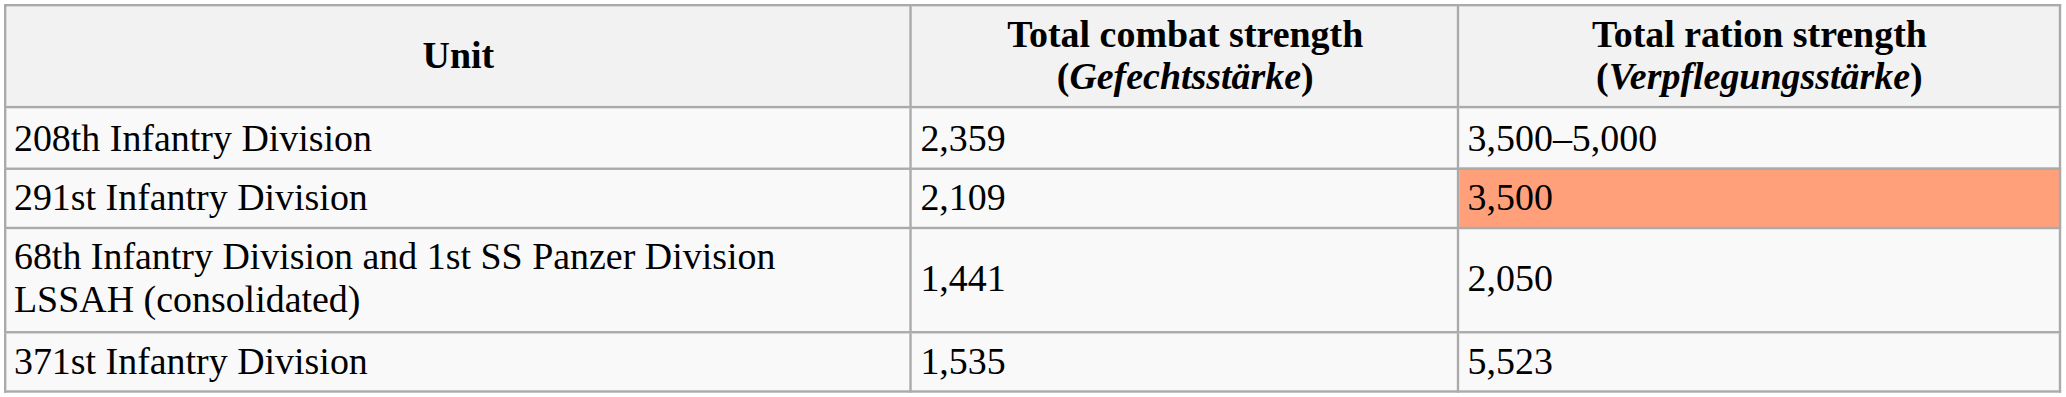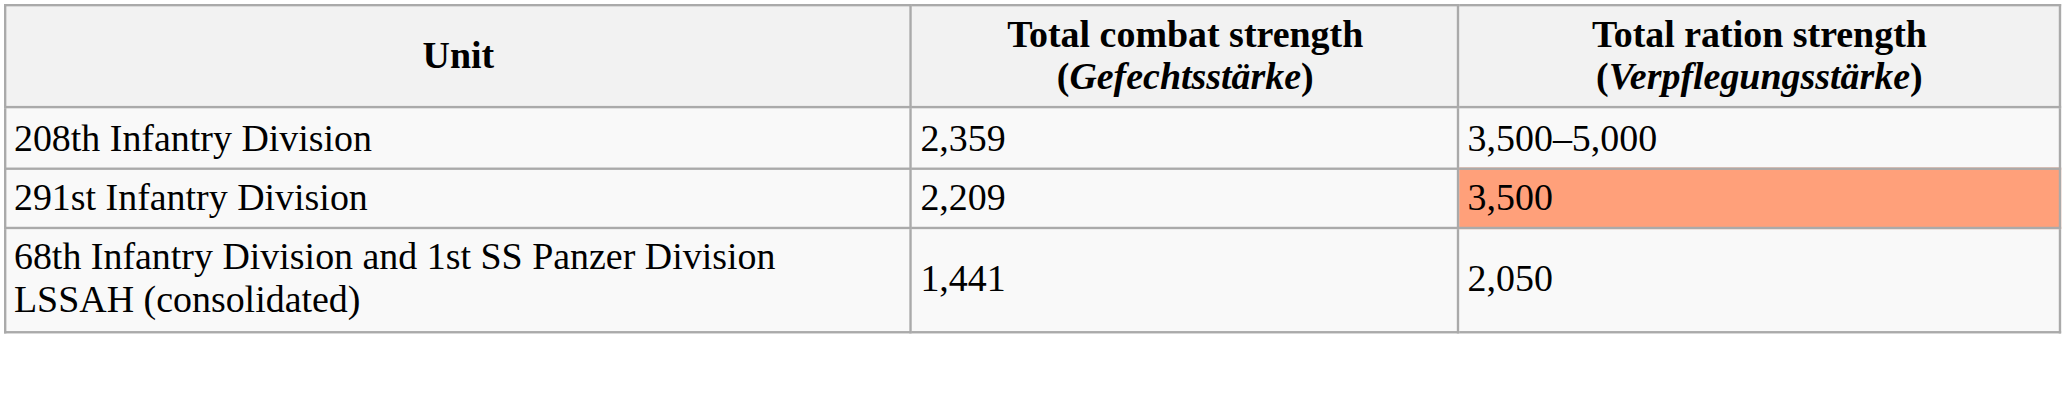(963, 197) 2,109 -> (963, 197) 2,209
- row: (191, 360)
